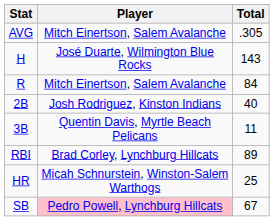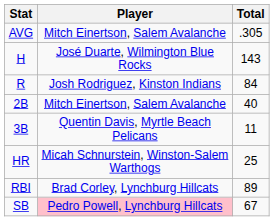(135, 84) Mitch Einertson, Salem Avalanche -> (135, 84) Josh Rodriguez, Kinston Indians
(135, 103) Josh Rodriguez, Kinston Indians -> (135, 103) Mitch Einertson, Salem Avalanche
rows swapped: (21, 180) <-> (21, 155)
